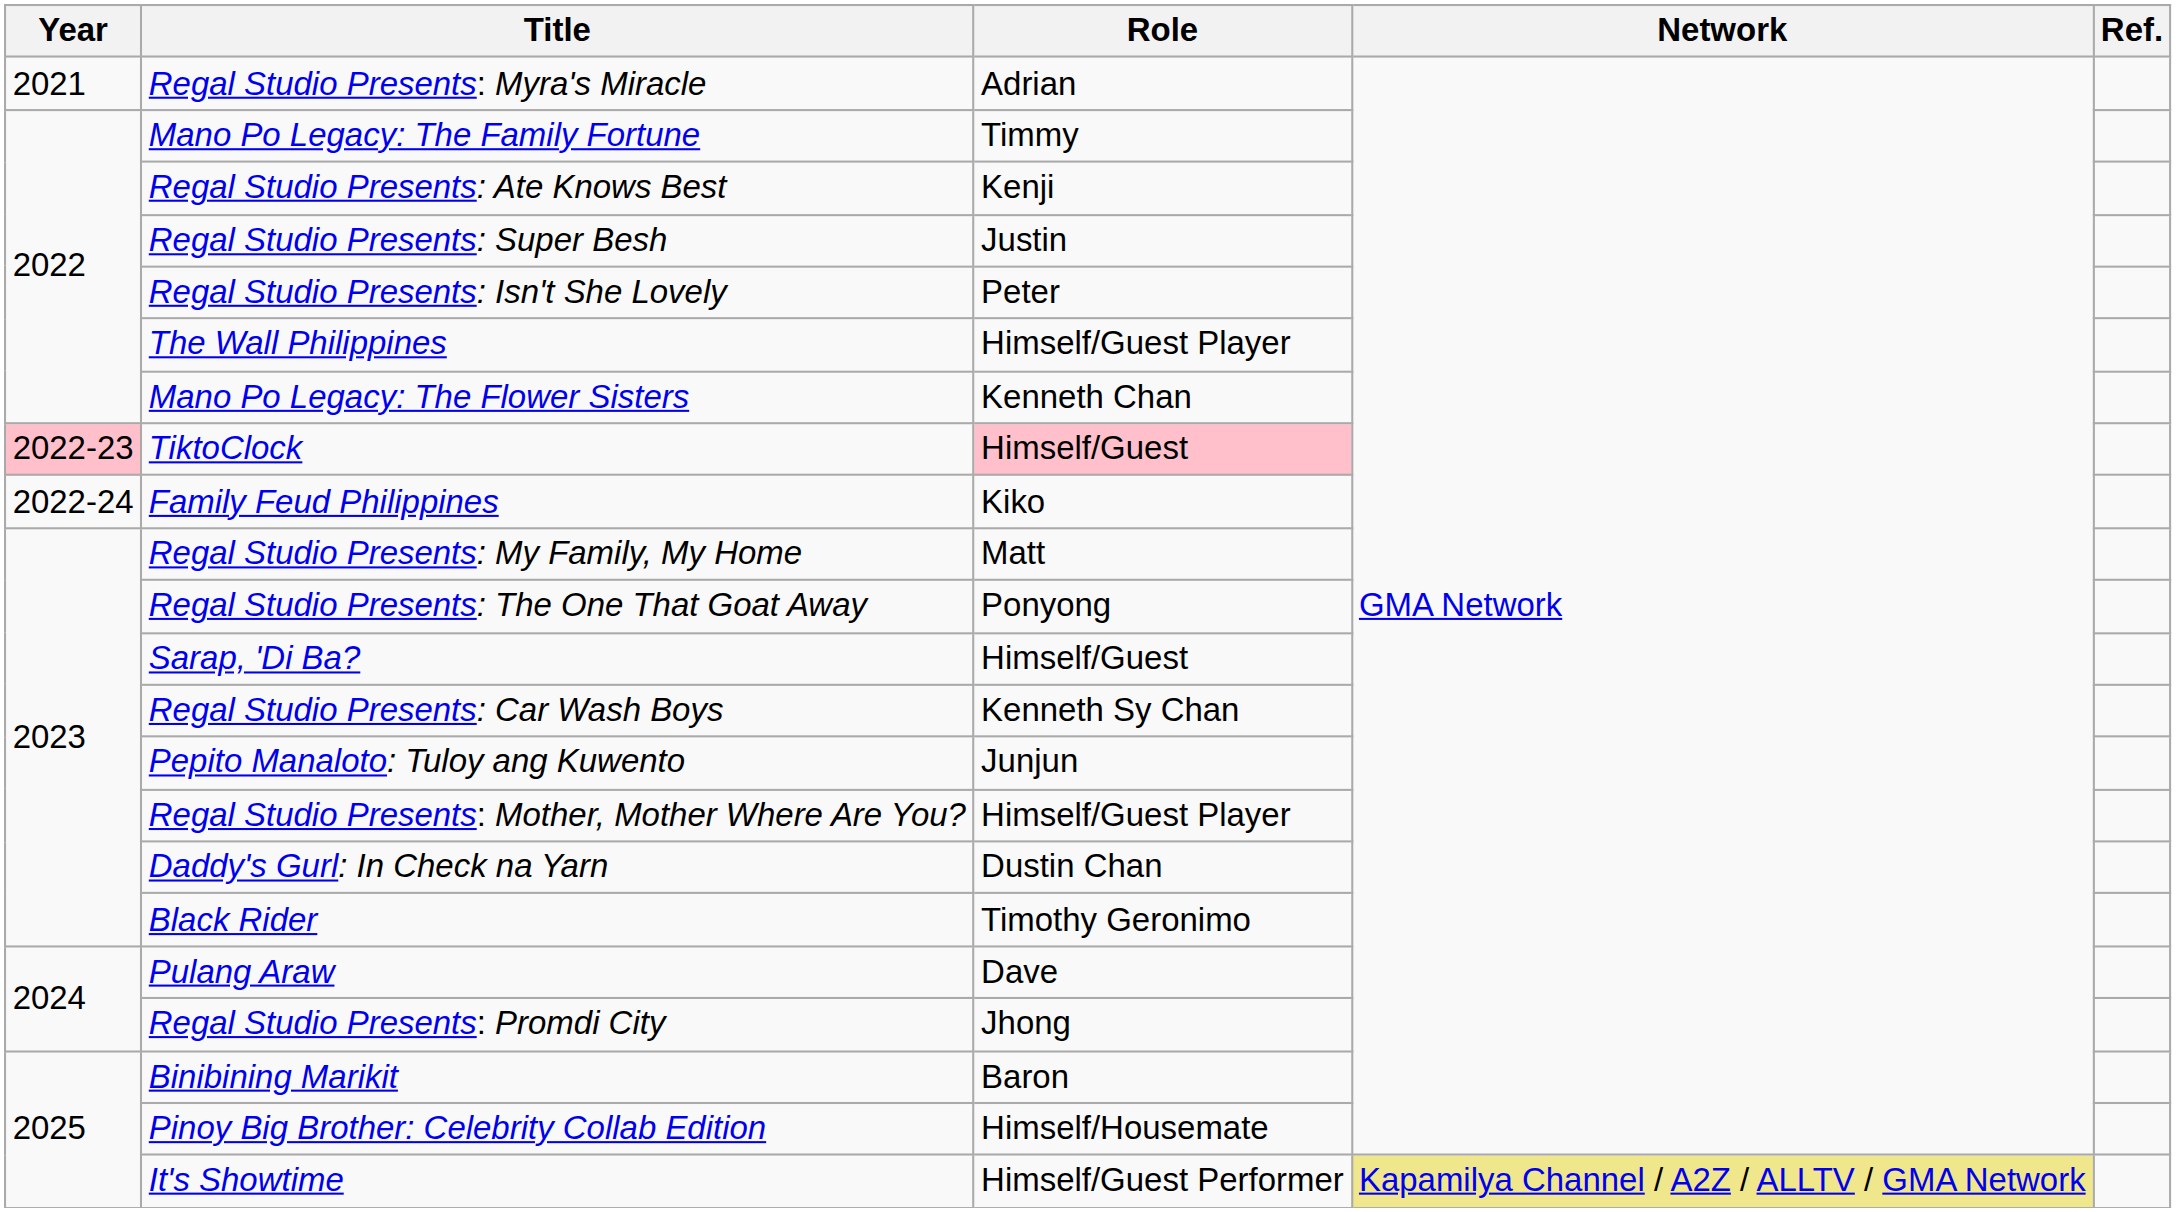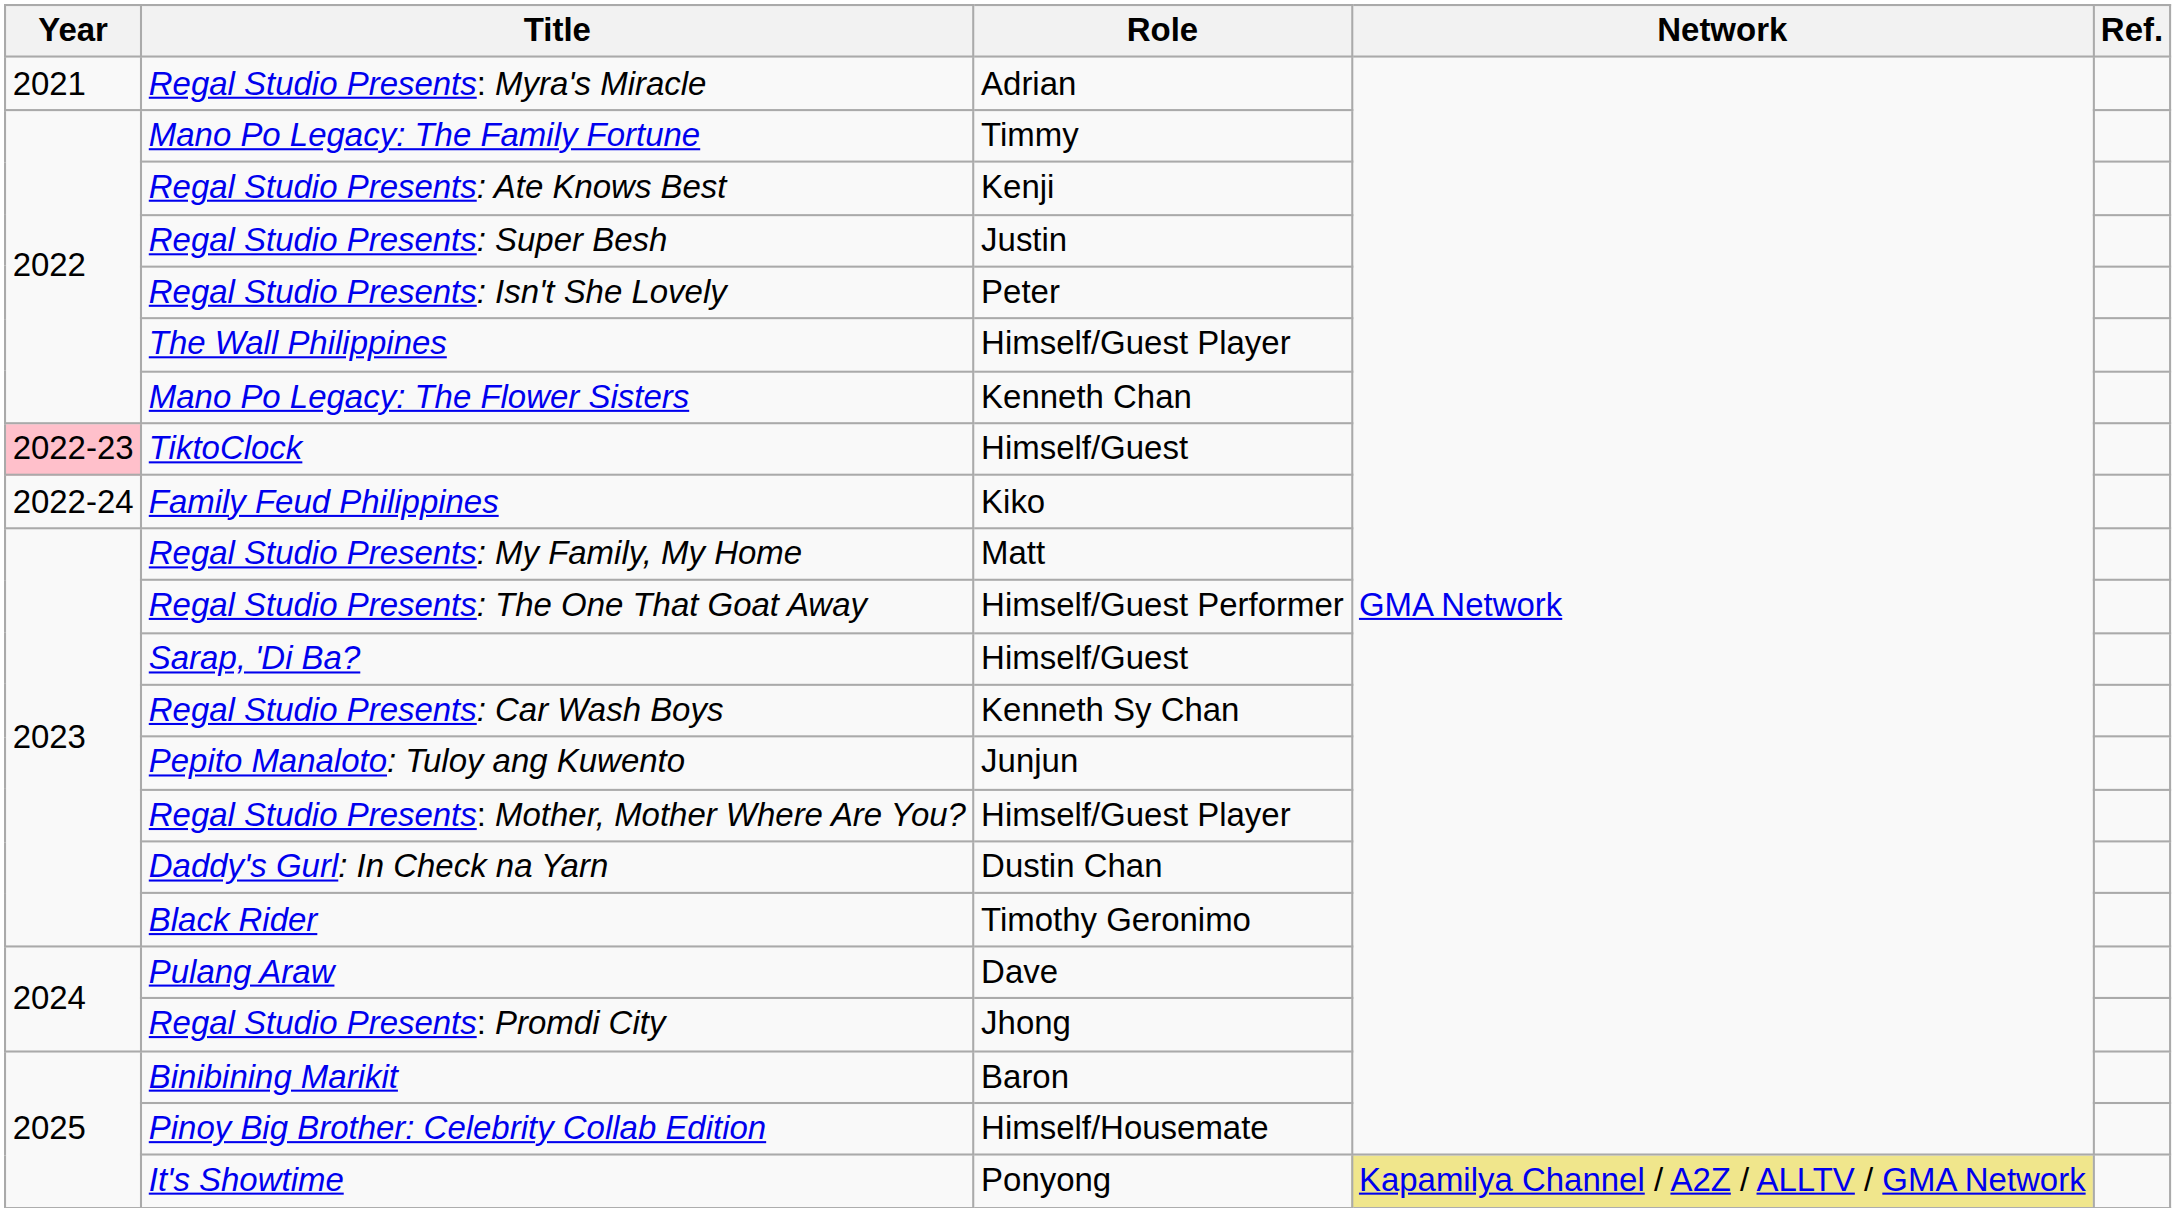(1085, 448) pink background -> (1085, 448) no background
(1046, 605) Ponyong -> (1162, 605) Himself/Guest Performer
(1162, 1180) Himself/Guest Performer -> (1046, 1180) Ponyong
